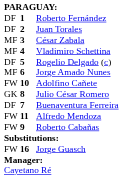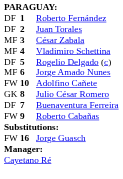- row: (69, 116)
